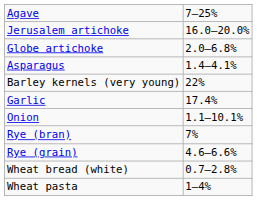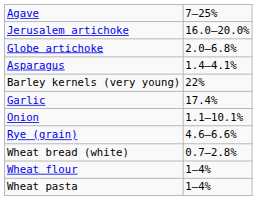- row: (39, 135)
+ row: (42, 169)
